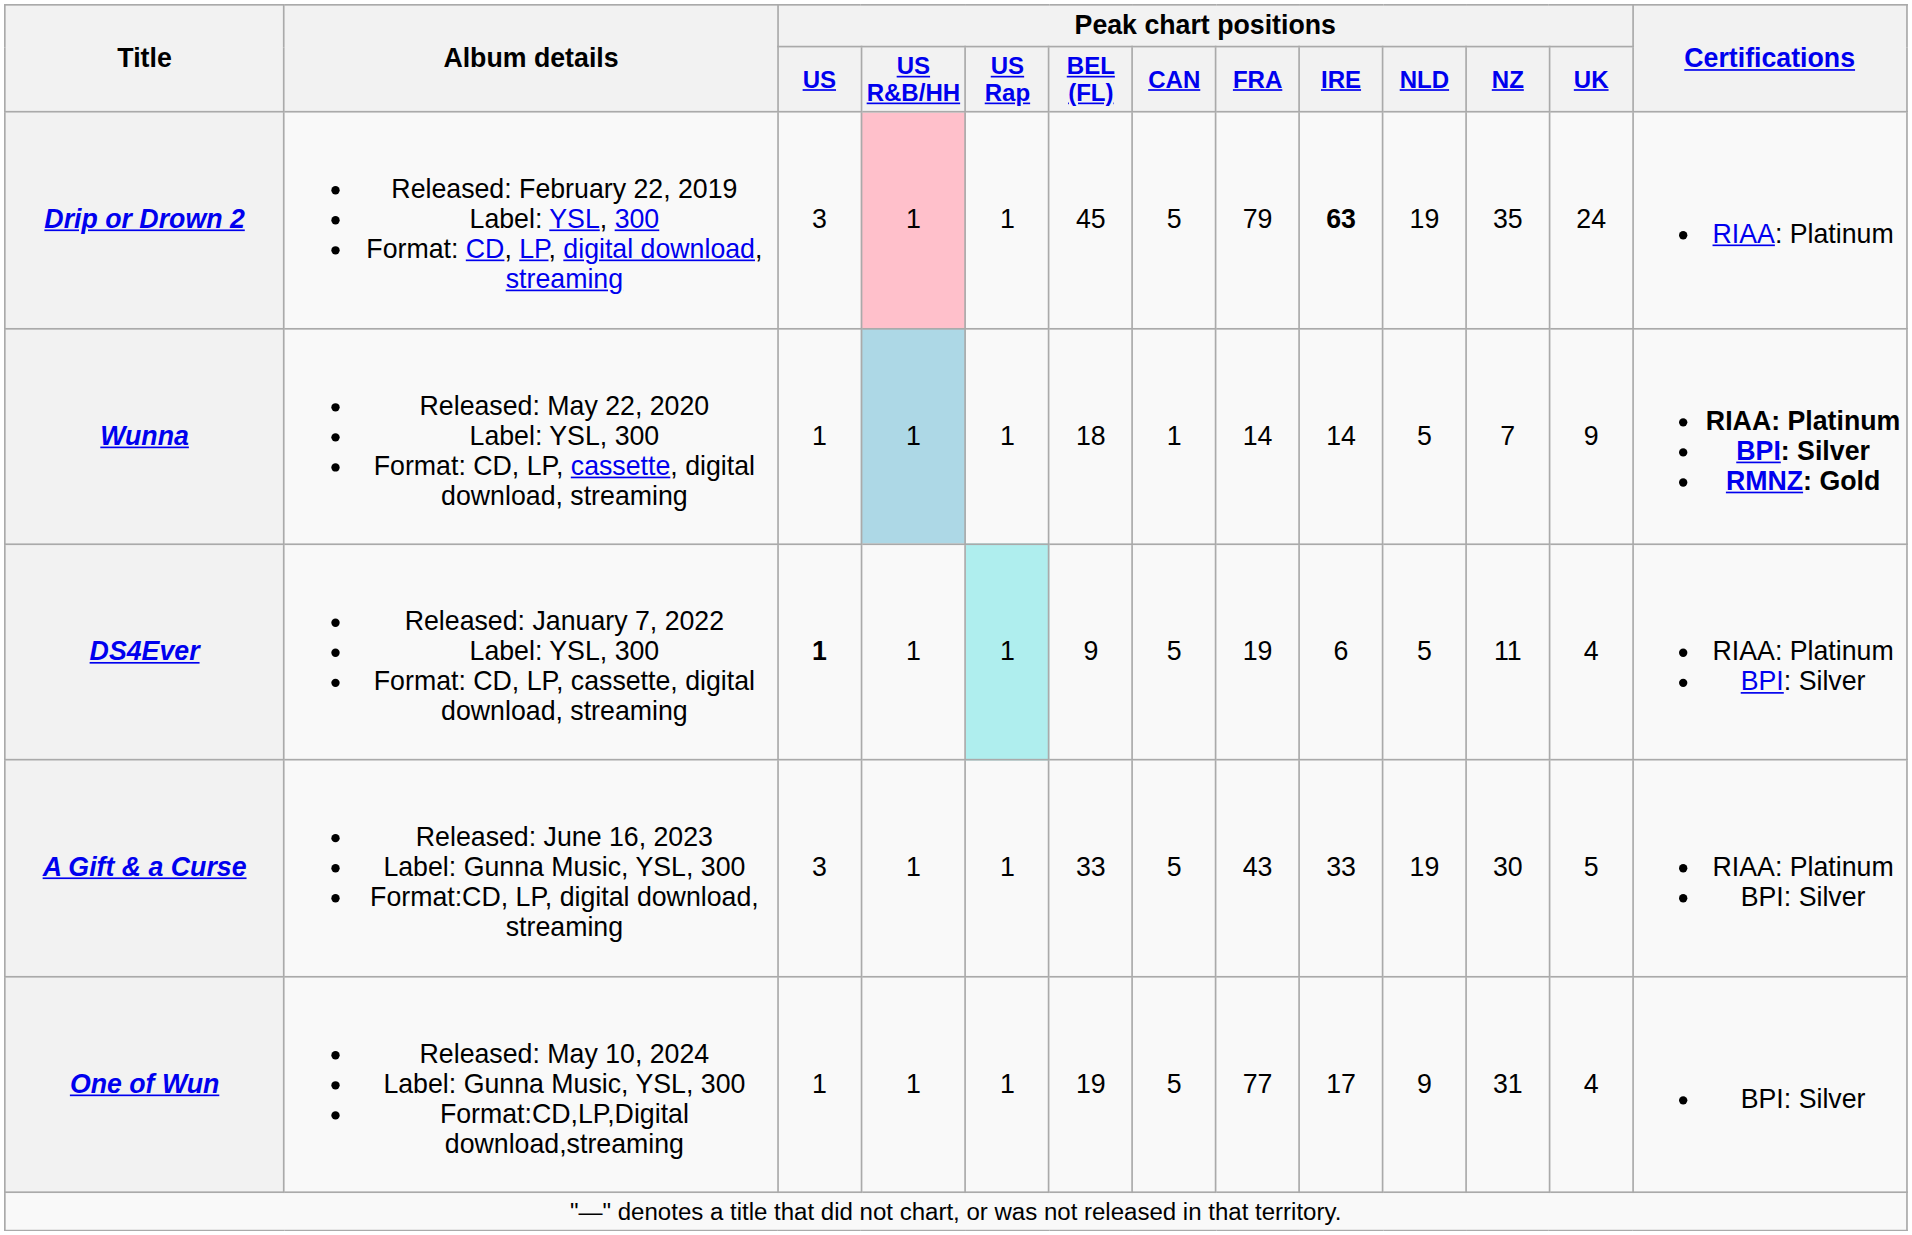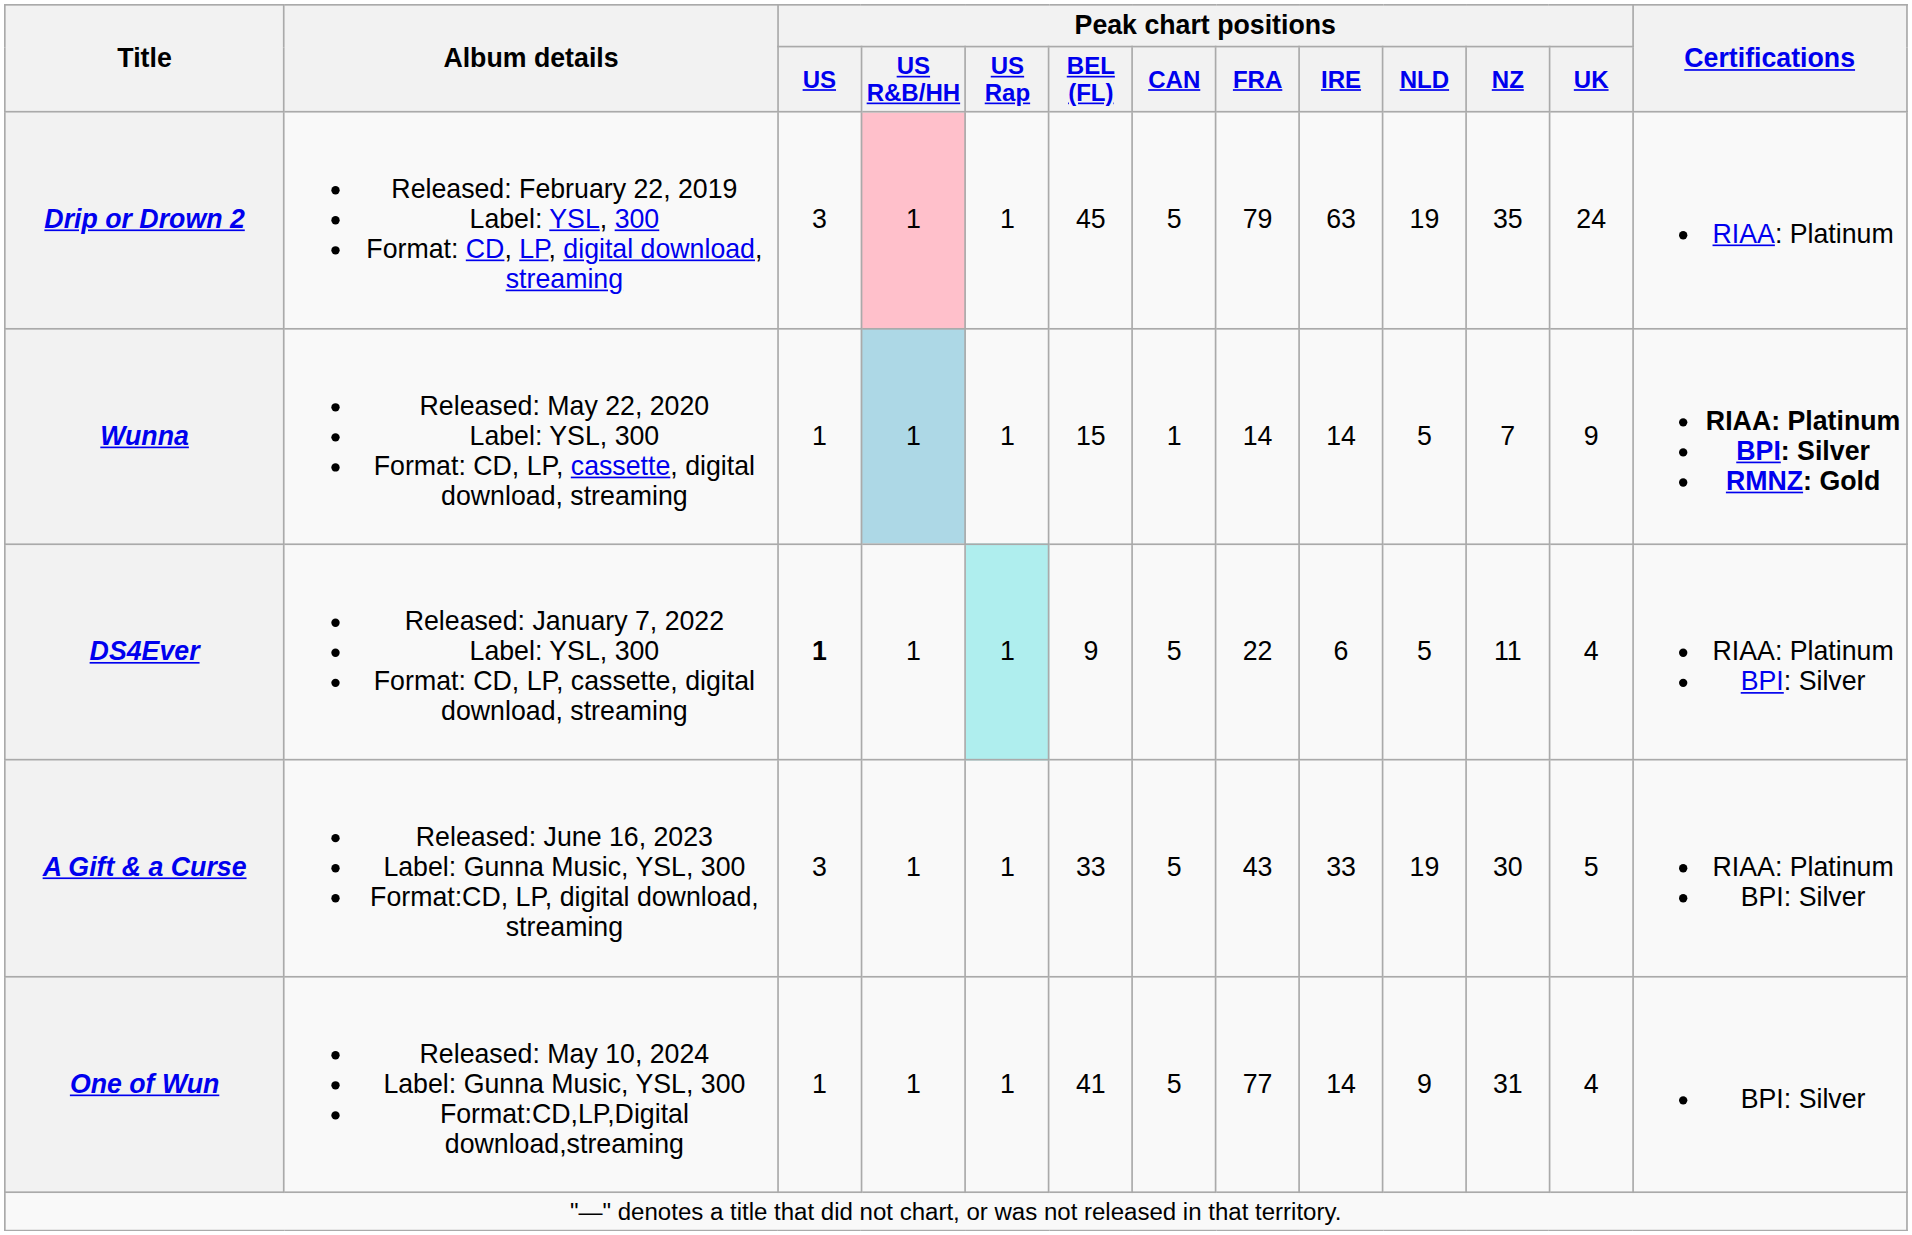(1341, 219) bold -> (1341, 219) normal
(1091, 435) 18 -> (1091, 435) 15
(1258, 651) 19 -> (1258, 651) 22
(1091, 1083) 19 -> (1091, 1083) 41
(1341, 1083) 17 -> (1341, 1083) 14
